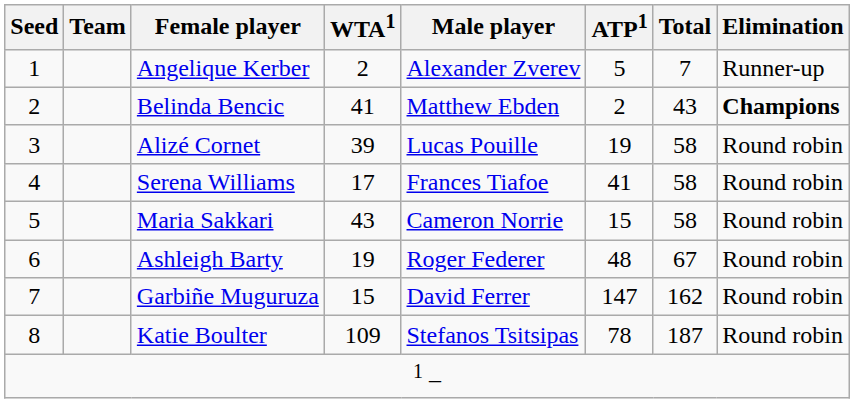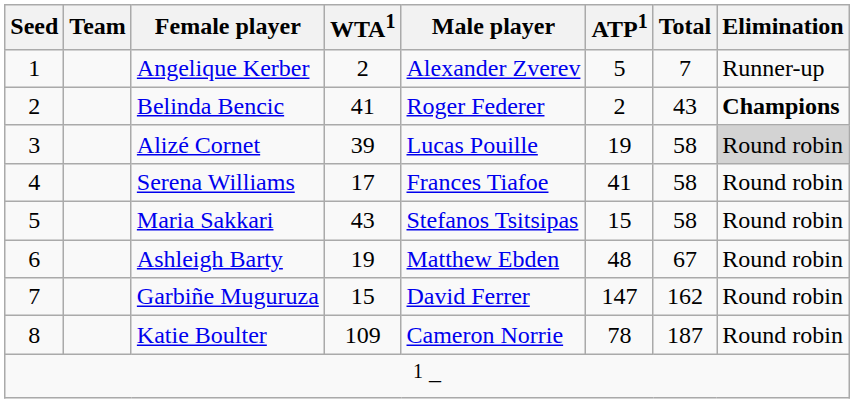(483, 106) Matthew Ebden -> (475, 106) Roger Federer
(783, 144) no background -> (783, 144) lightgrey background
(485, 220) Cameron Norrie -> (492, 220) Stefanos Tsitsipas
(475, 258) Roger Federer -> (483, 258) Matthew Ebden
(492, 334) Stefanos Tsitsipas -> (485, 334) Cameron Norrie
